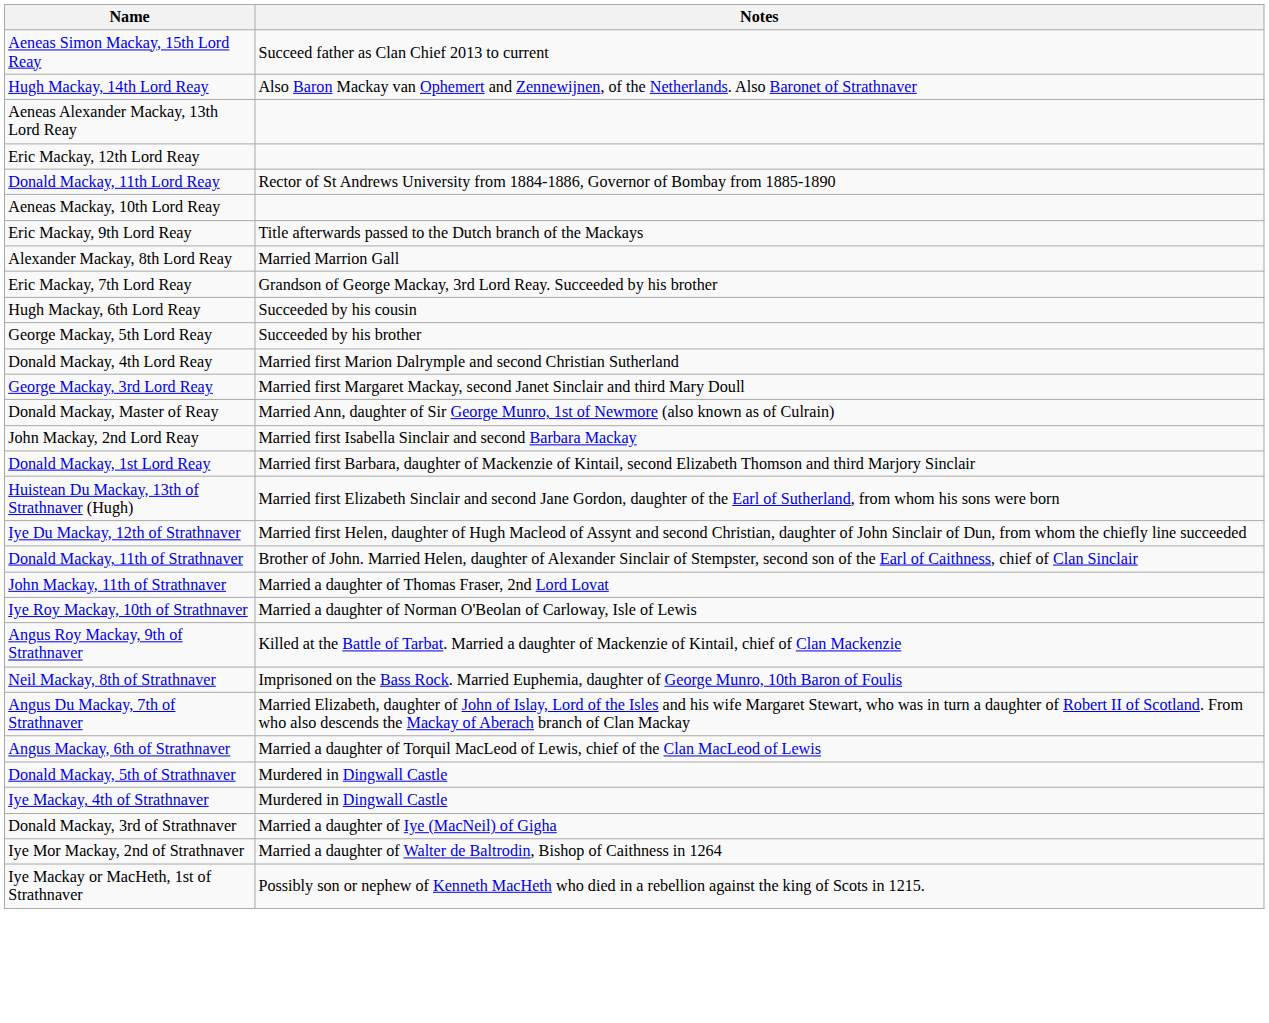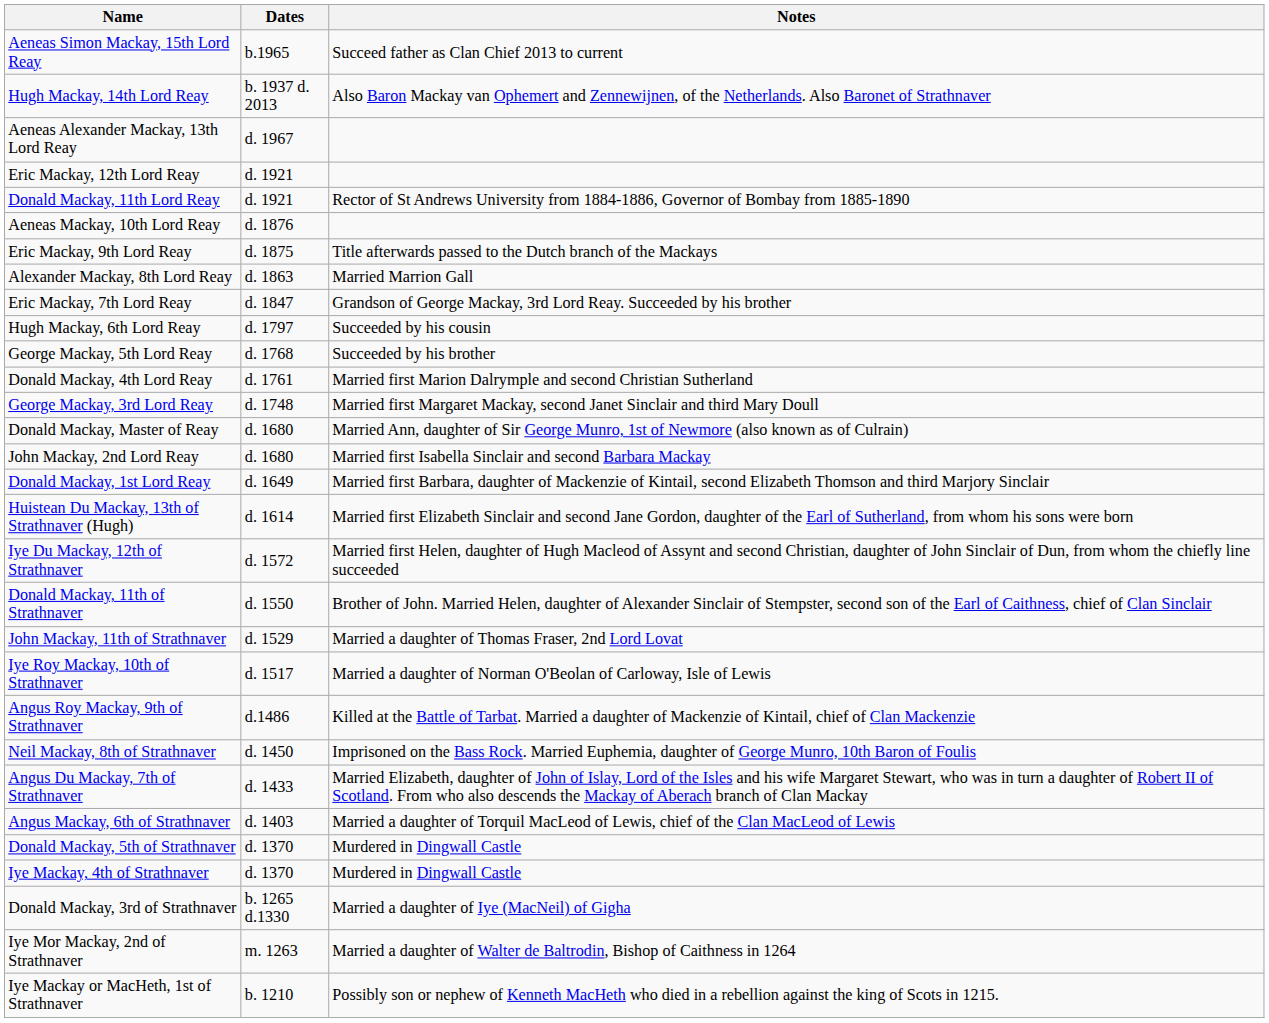+ column: (285, 17)
